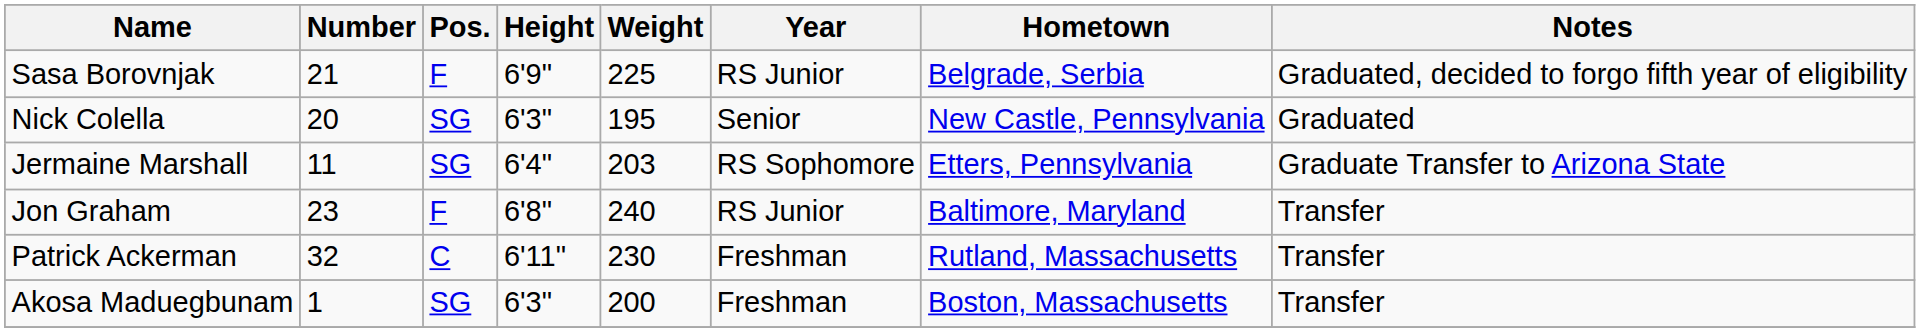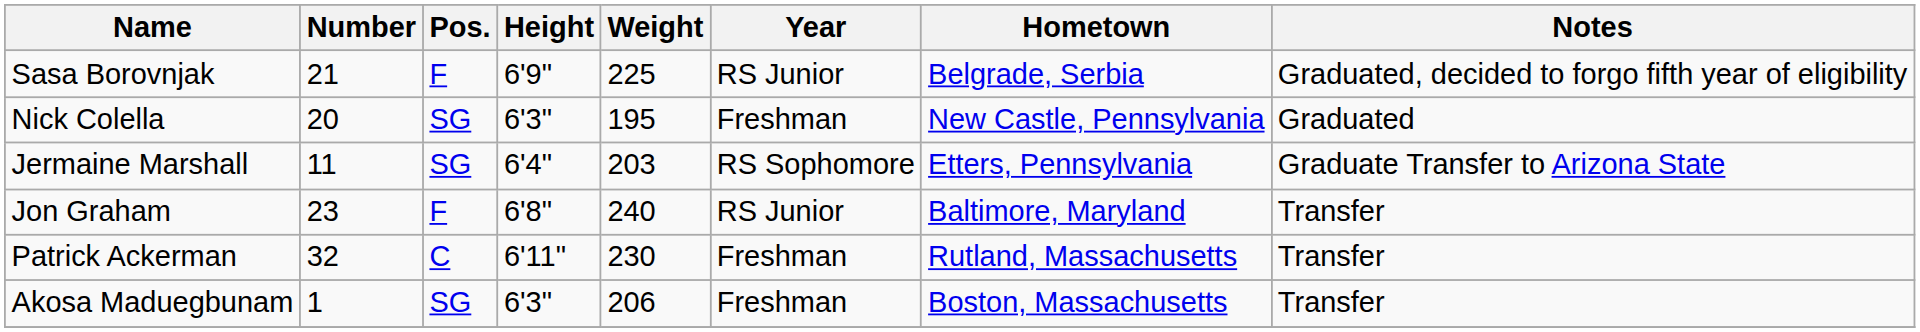(759, 119) Senior -> (782, 119) Freshman
(632, 303) 200 -> (632, 303) 206
